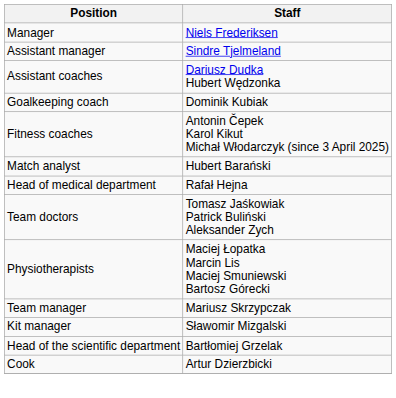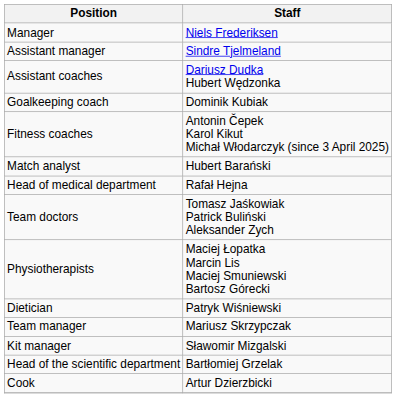+ row: (30, 308)
